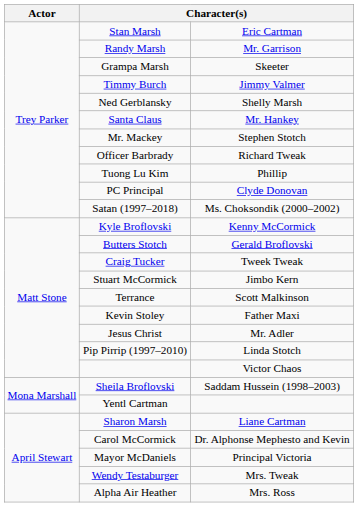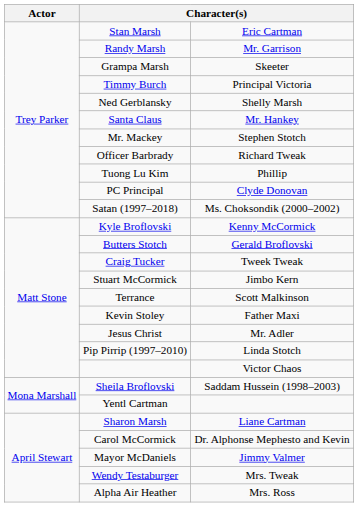(272, 84) Jimmy Valmer -> (272, 84) Principal Victoria
(272, 457) Principal Victoria -> (272, 457) Jimmy Valmer
